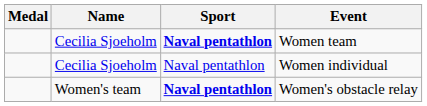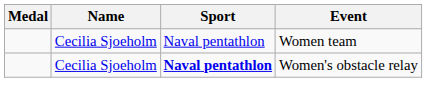(218, 41) bold -> (214, 41) normal
- row: (333, 65)
(98, 89) Women's team -> (106, 65) Cecilia Sjoeholm
